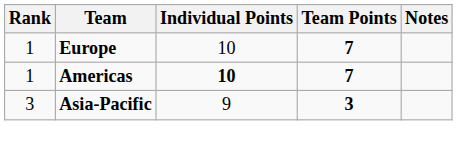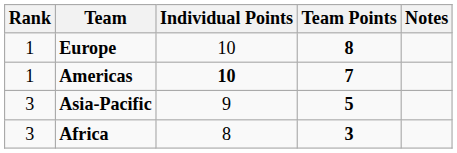(349, 47) 7 -> (349, 47) 8
(349, 104) 3 -> (349, 104) 5
+ row: (84, 133)
